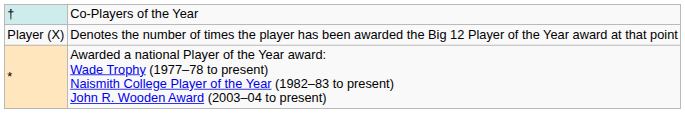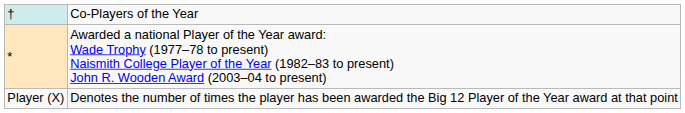rows swapped: (10, 76) <-> (36, 34)
